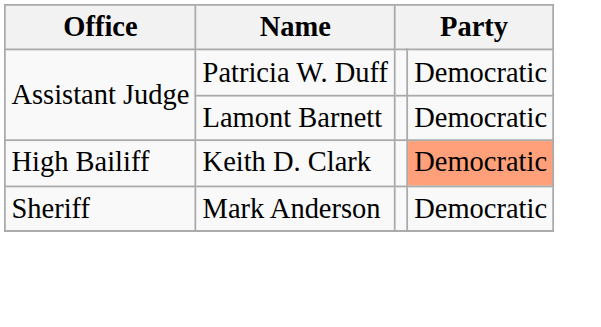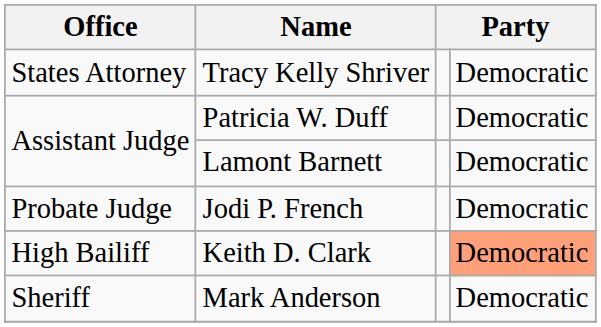+ row: (316, 72)
+ row: (283, 207)
